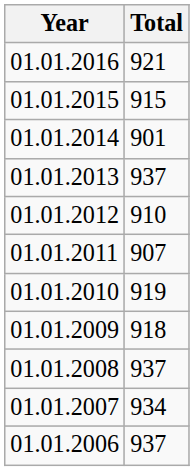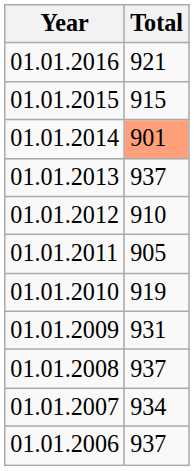(148, 138) no background -> (148, 138) lightsalmon background
(148, 253) 907 -> (148, 253) 905
(148, 330) 918 -> (148, 330) 931
